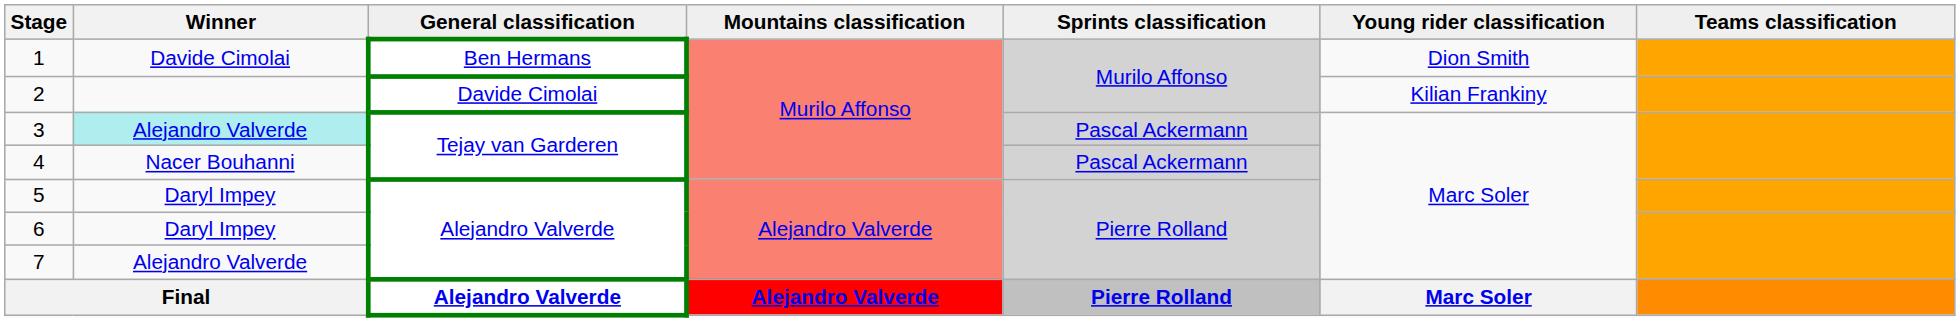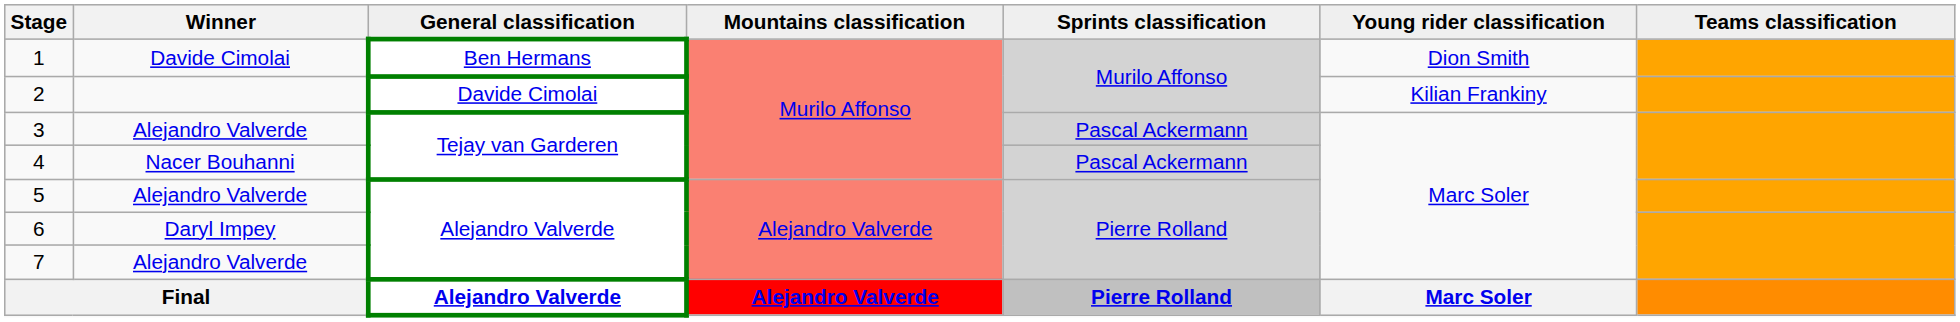(220, 129) paleturquoise background -> (220, 129) no background
(220, 196) Daryl Impey -> (220, 196) Alejandro Valverde
